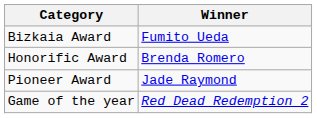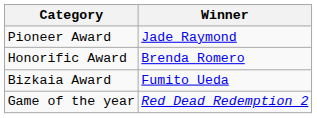rows swapped: (59, 37) <-> (59, 80)
